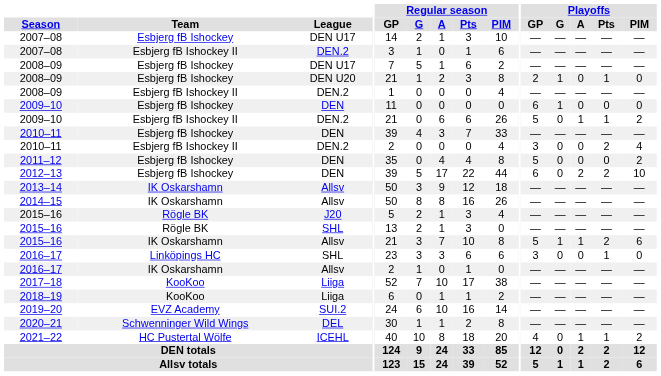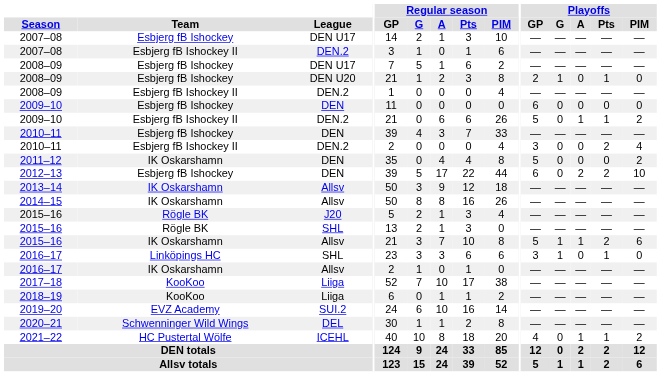(560, 106) 1 -> (560, 106) 0
(185, 160) Esbjerg fB Ishockey -> (185, 160) IK Oskarshamn
(560, 255) 0 -> (560, 255) 1
